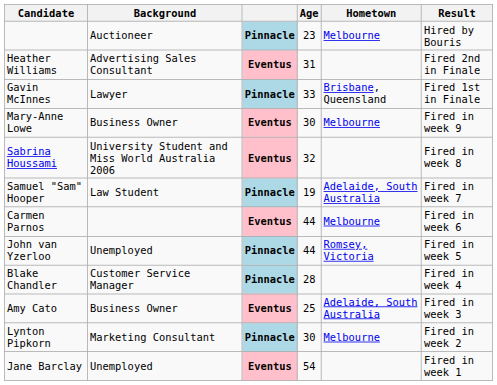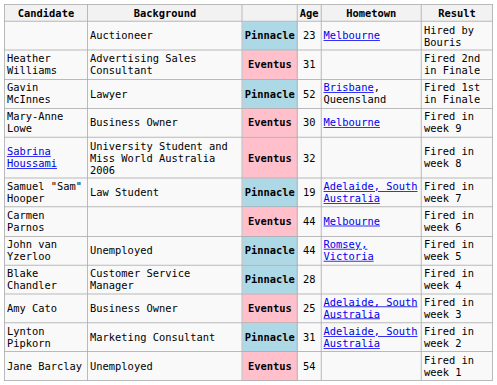(309, 94) 33 -> (309, 94) 52
(309, 337) 30 -> (309, 337) 31
(352, 337) Melbourne -> (371, 337) Adelaide, South Australia
